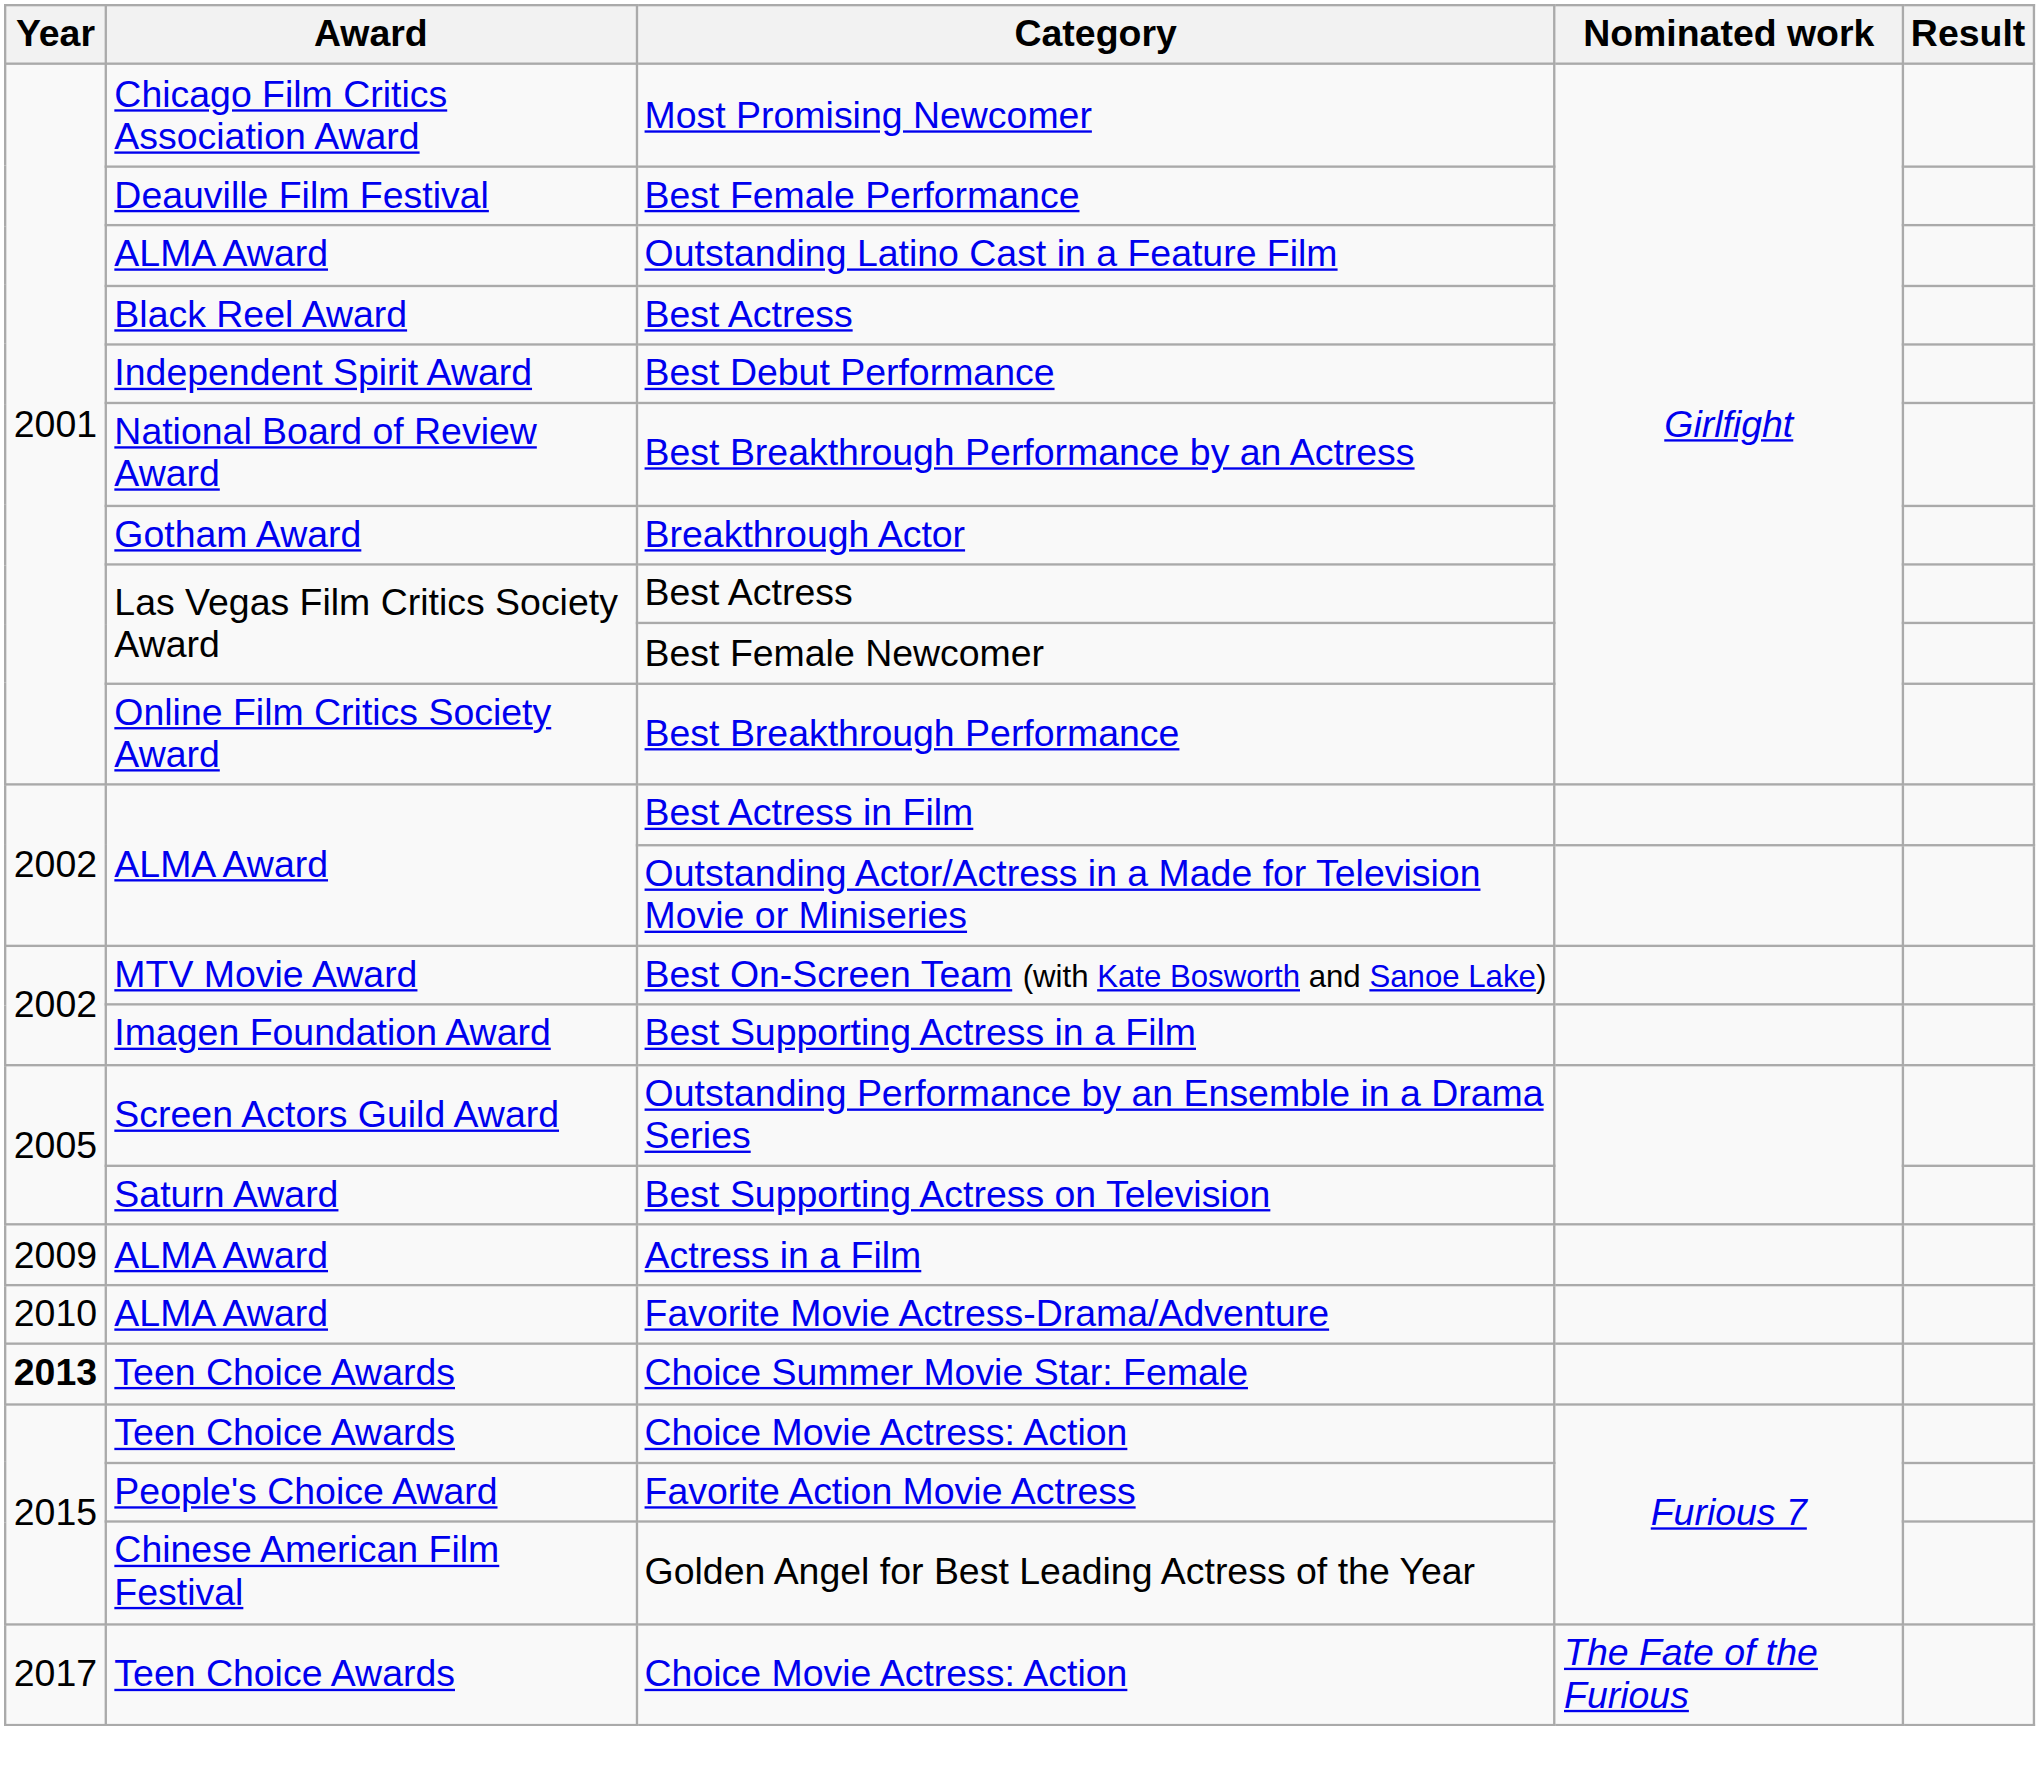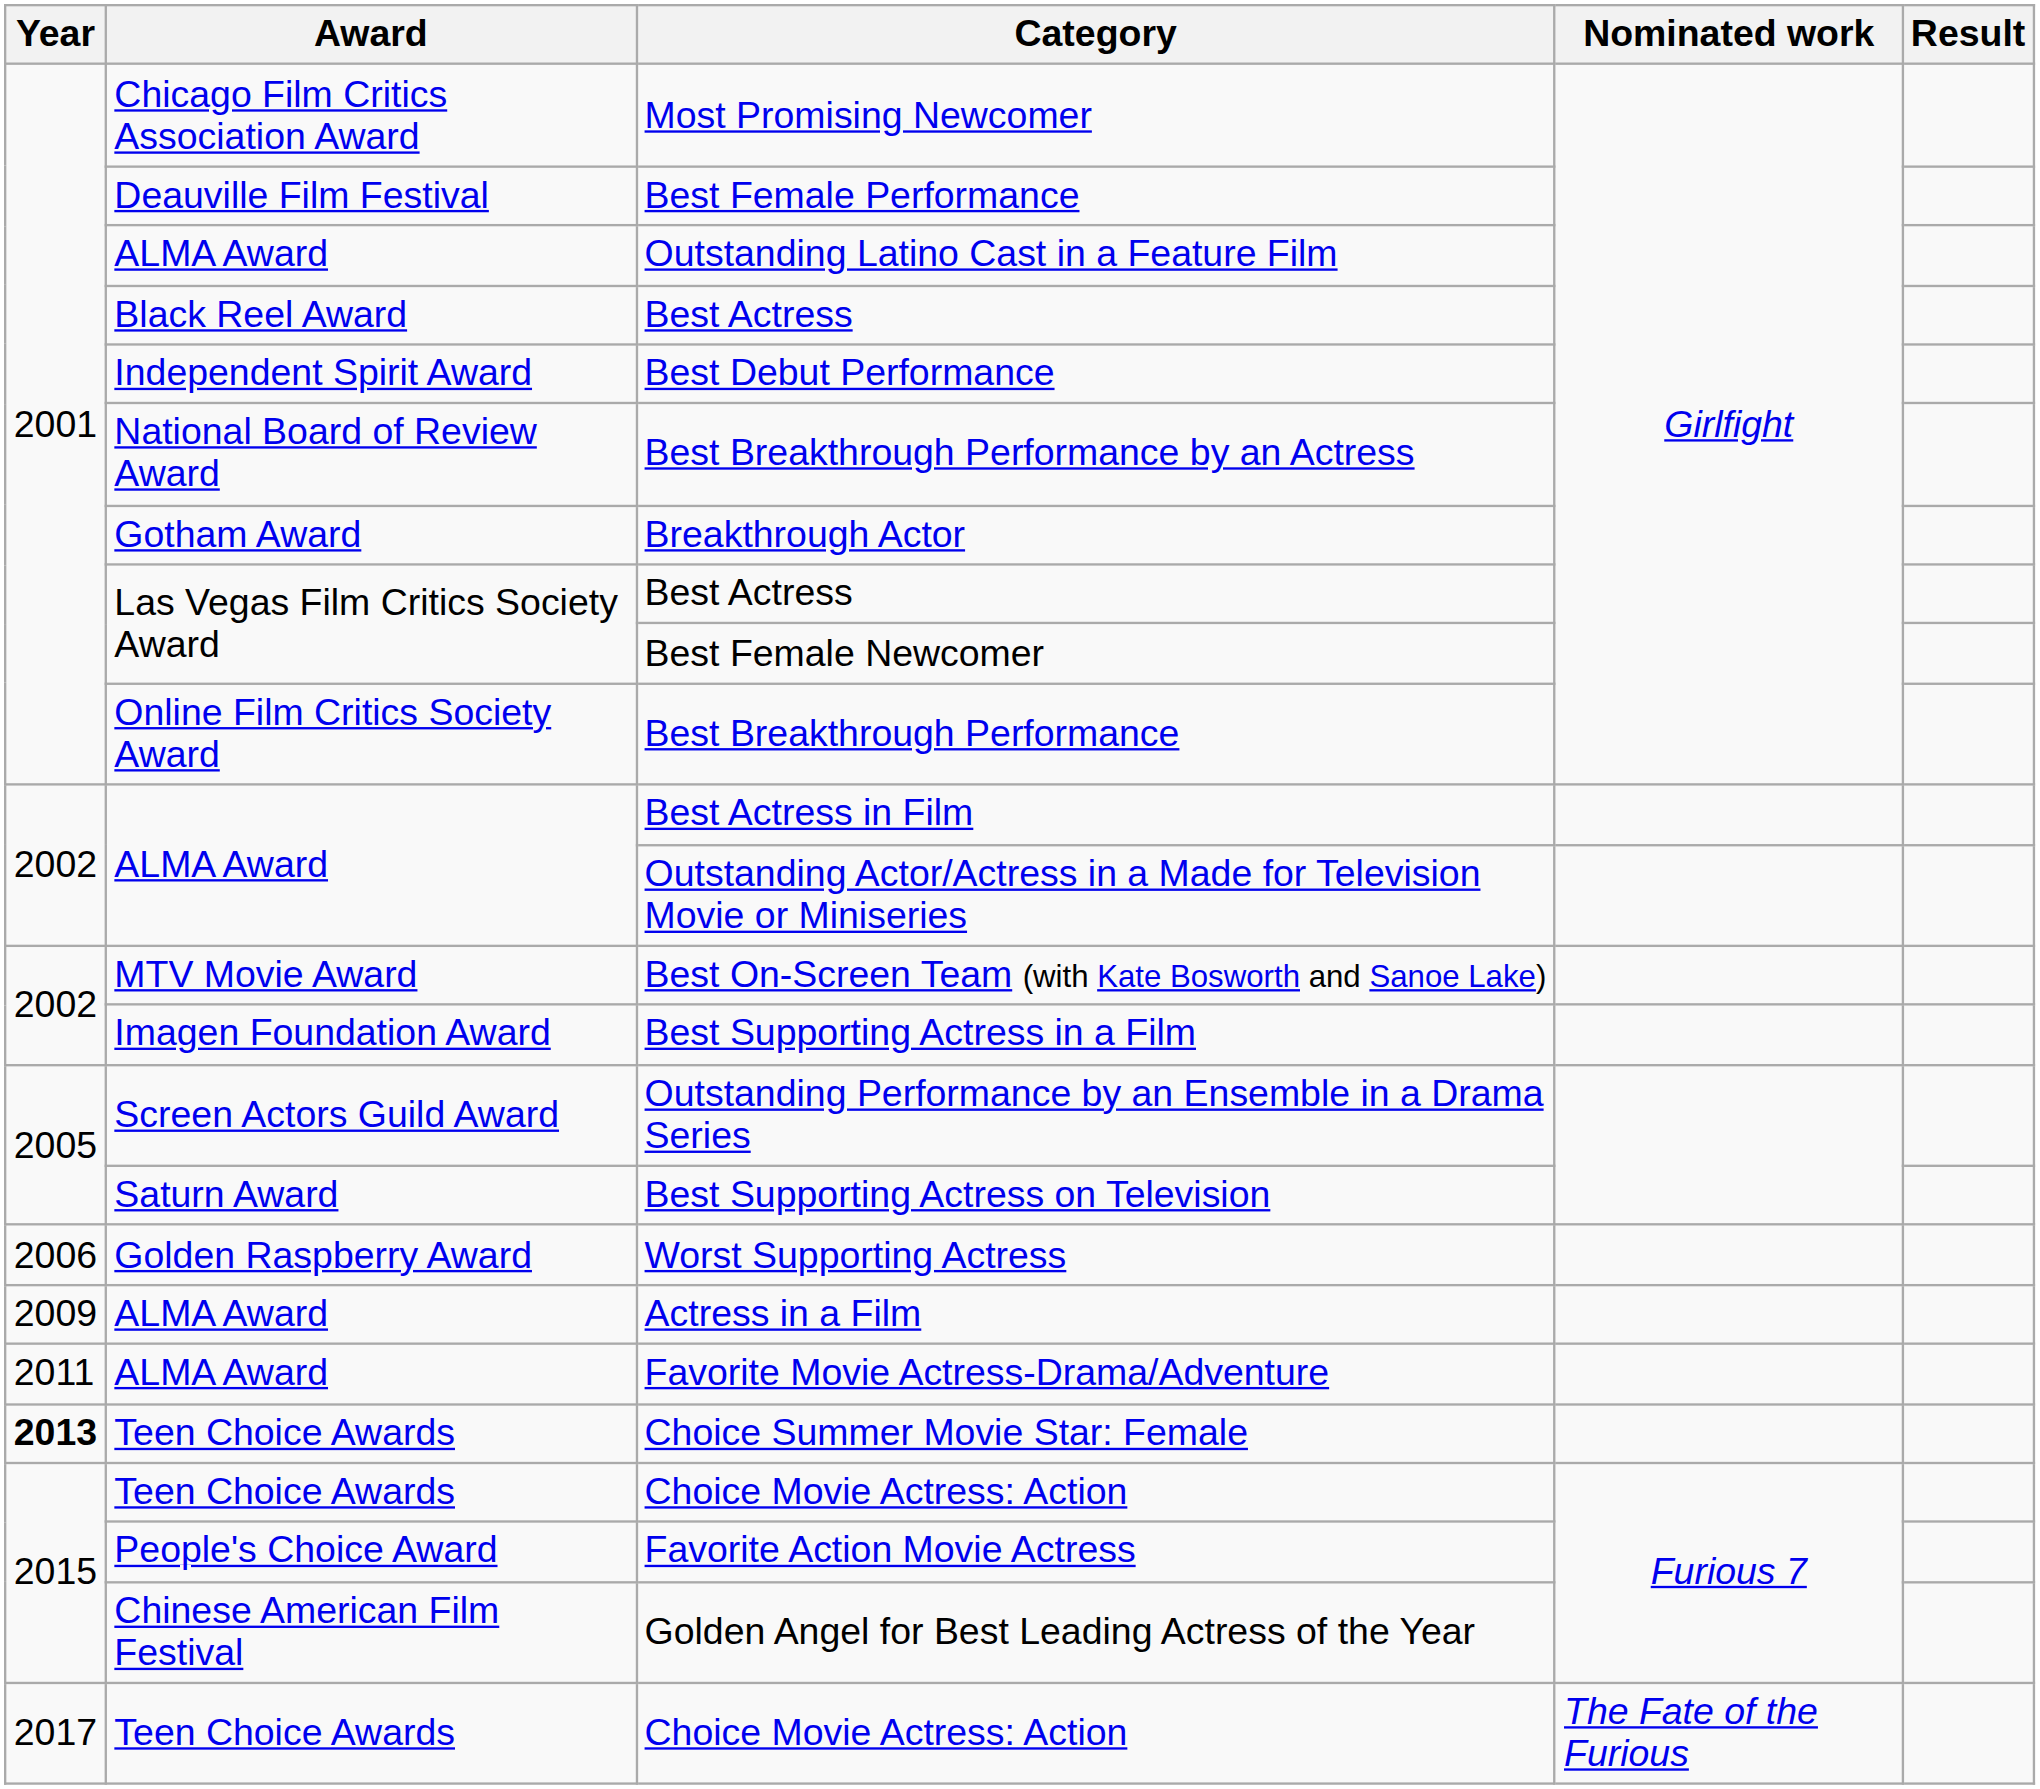+ row: (323, 1254)
(55, 1313) 2010 -> (54, 1372) 2011
